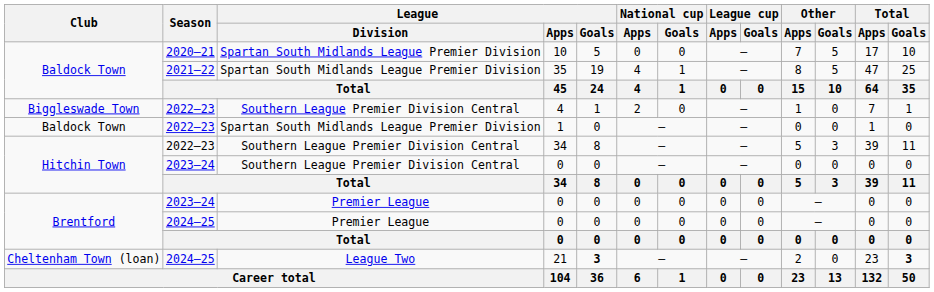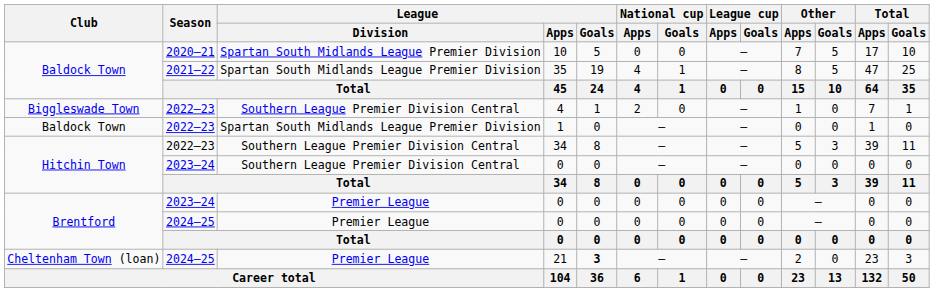(380, 259) League Two -> (380, 259) Premier League
(909, 259) bold -> (909, 259) normal
